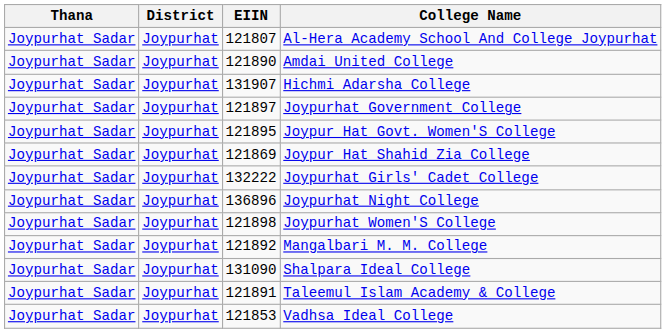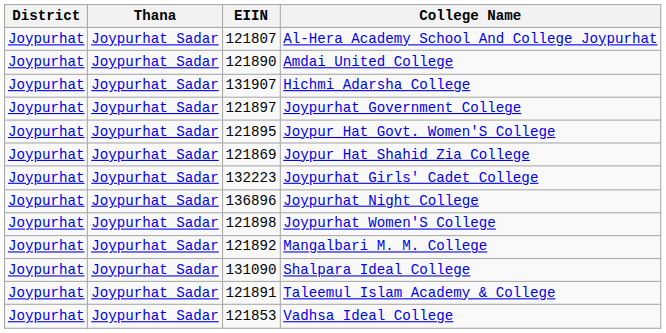columns swapped: (180, 16) <-> (72, 16)
(251, 178) 132222 -> (251, 178) 132223
